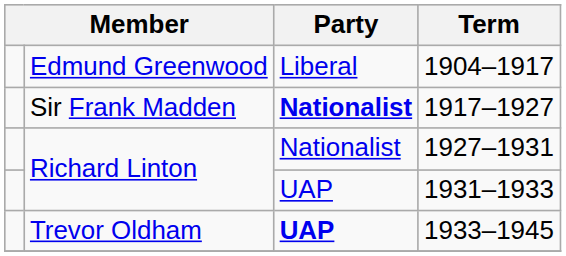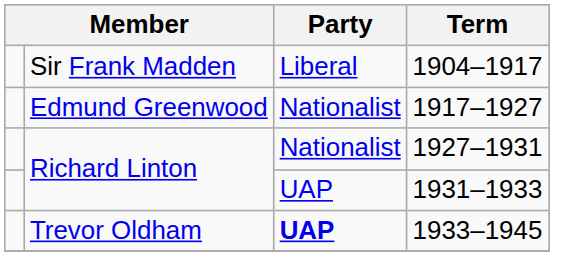(149, 66) Edmund Greenwood -> (133, 66) Sir Frank Madden
(133, 107) Sir Frank Madden -> (149, 107) Edmund Greenwood
(346, 107) bold -> (340, 107) normal
